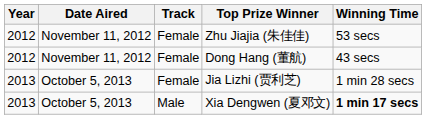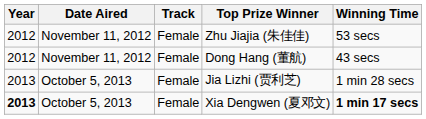(21, 103) normal -> (21, 103) bold
(171, 103) Male -> (178, 103) Female
